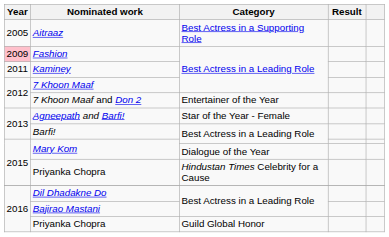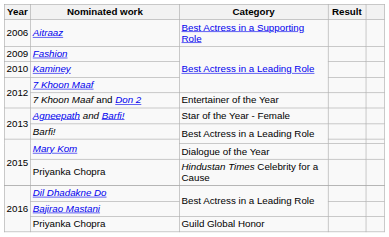(17, 33) 2005 -> (17, 33) 2006
(17, 54) pink background -> (17, 54) no background
(17, 69) 2011 -> (17, 69) 2010
